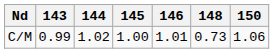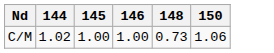- column: (55, 16)
(171, 38) 1.01 -> (133, 38) 1.00
